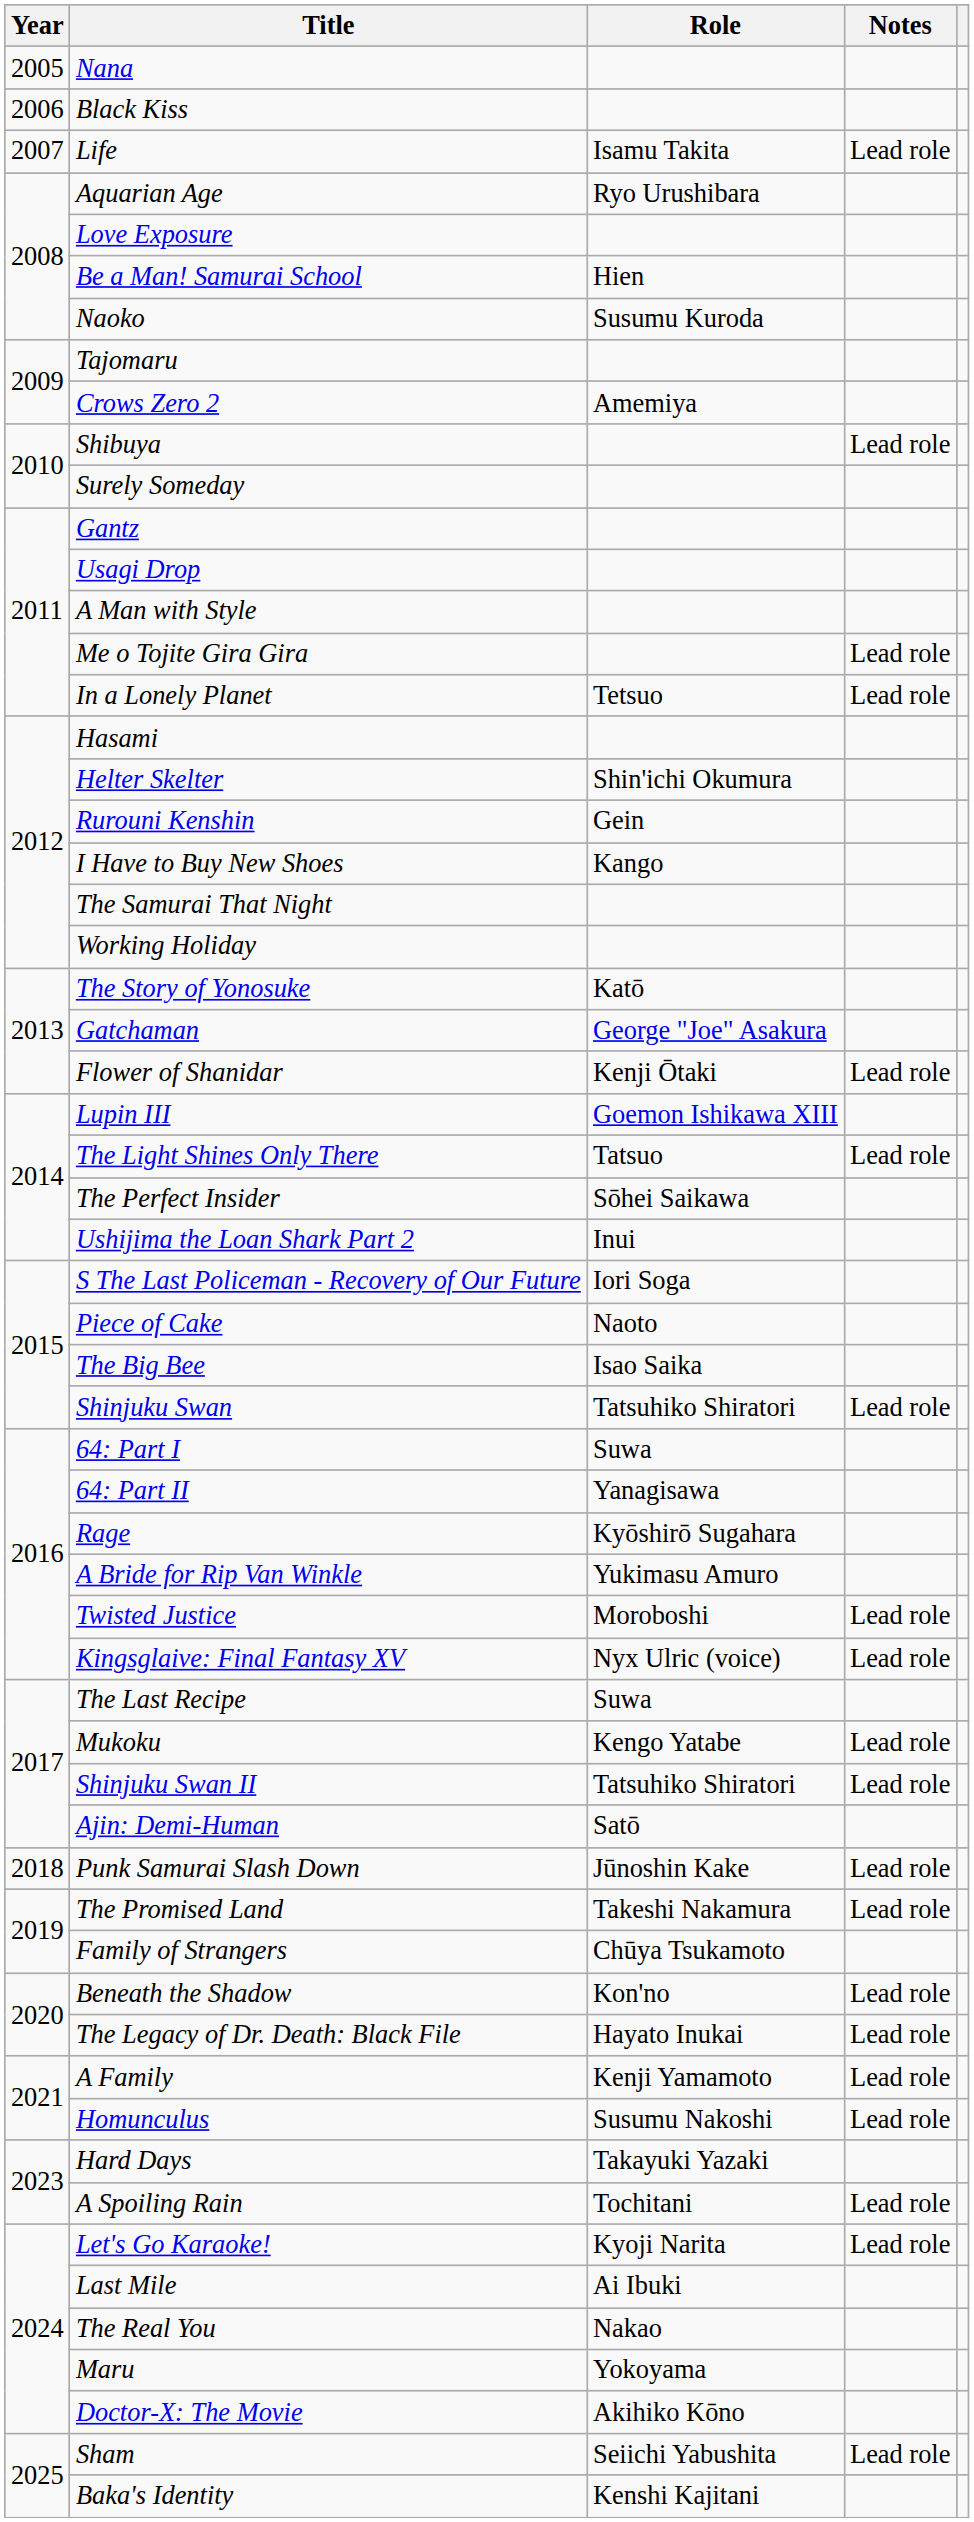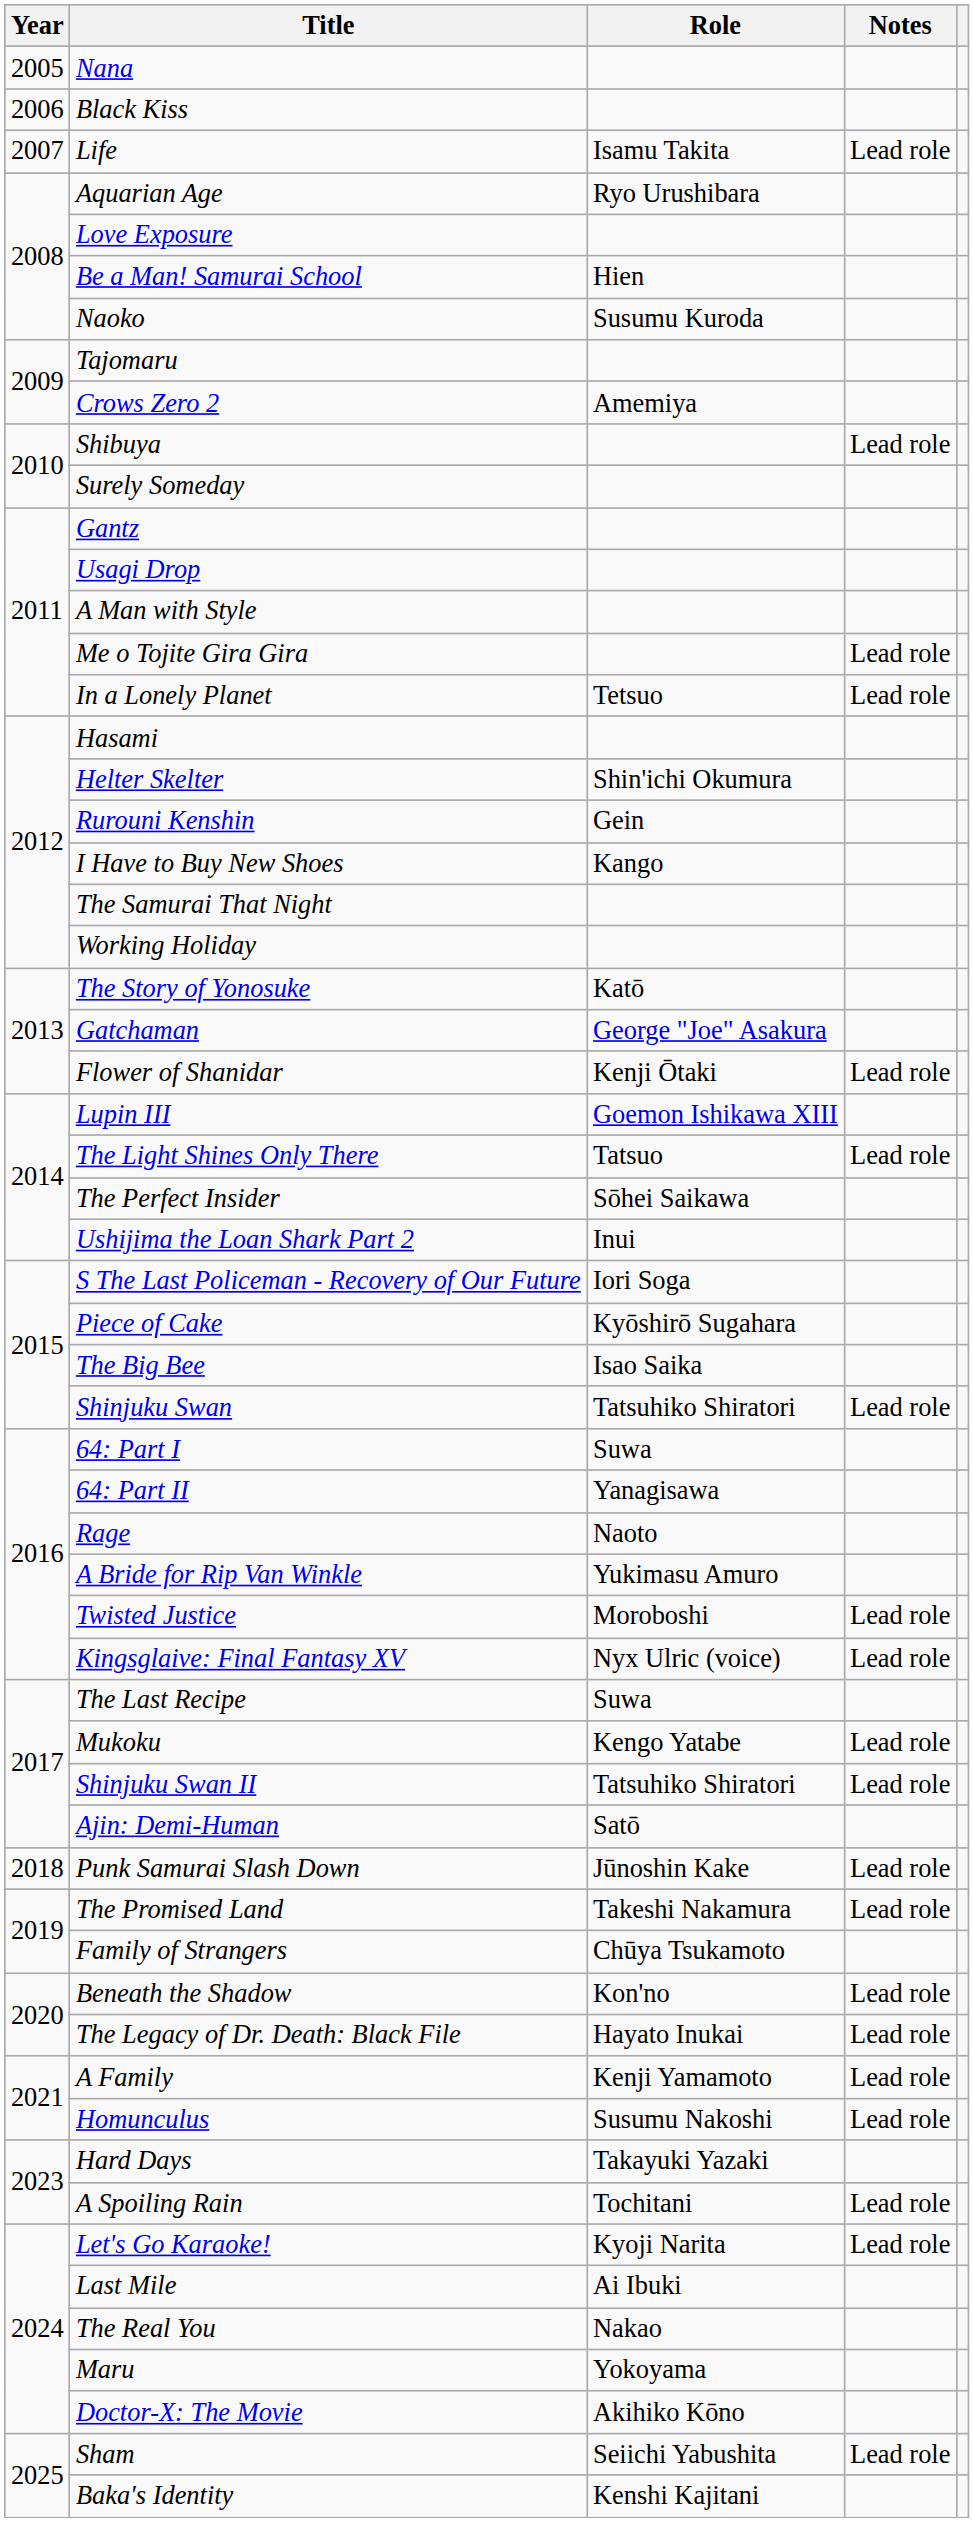(625, 1323) Naoto -> (695, 1323) Kyōshirō Sugahara
(695, 1532) Kyōshirō Sugahara -> (625, 1532) Naoto
